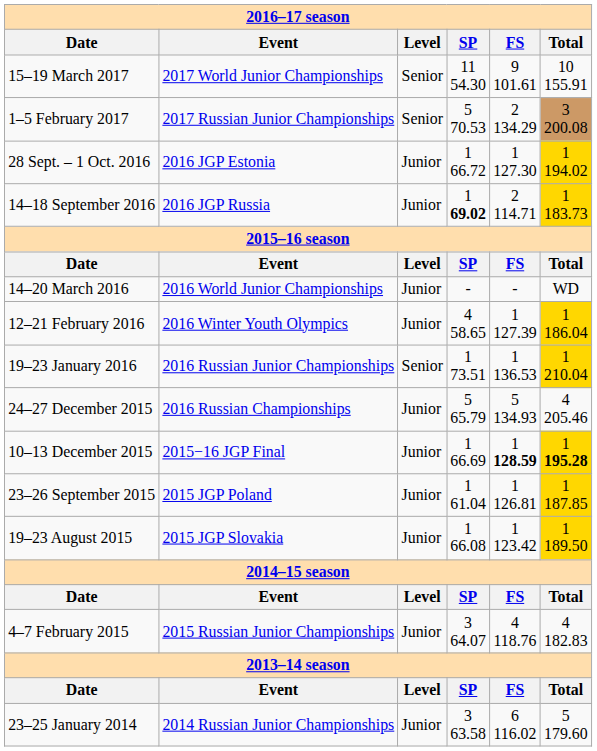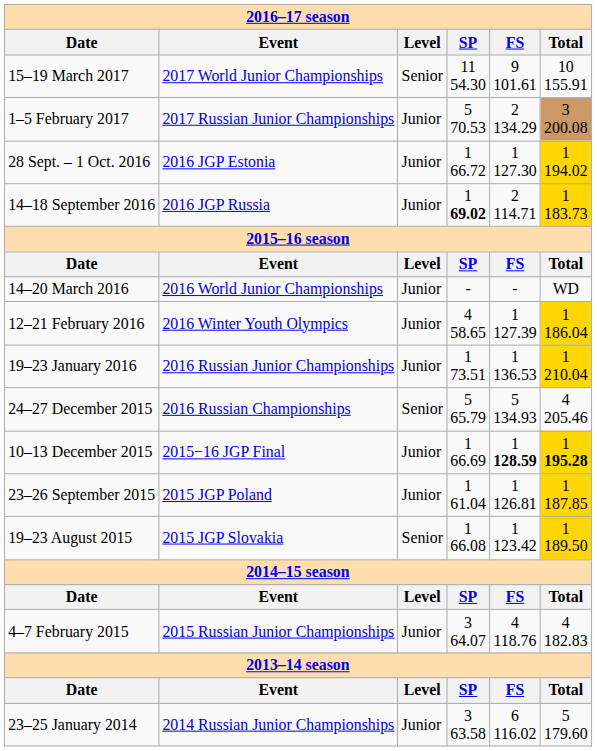(422, 119) Senior -> (421, 119) Junior
(422, 366) Senior -> (421, 366) Junior
(421, 409) Junior -> (422, 409) Senior
(421, 538) Junior -> (422, 538) Senior
